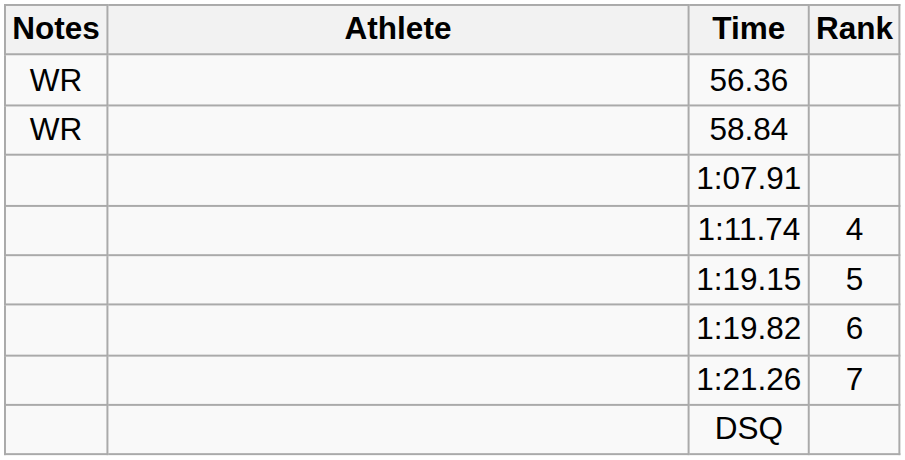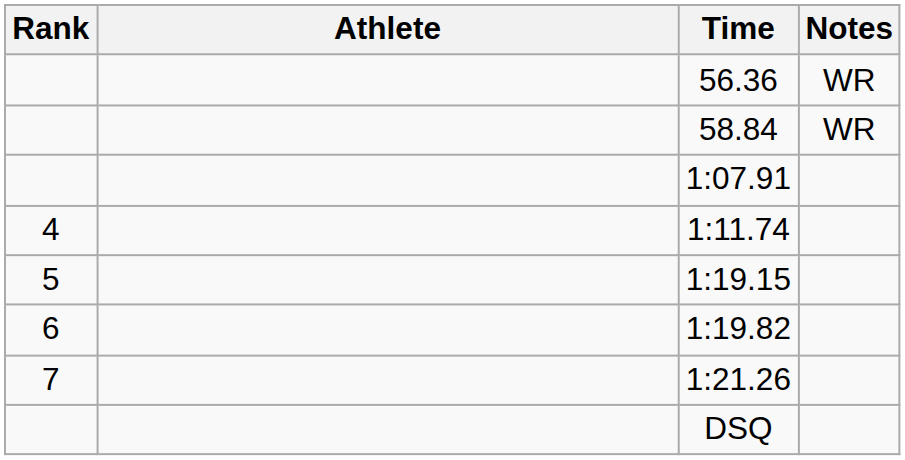columns swapped: (854, 29) <-> (56, 29)
